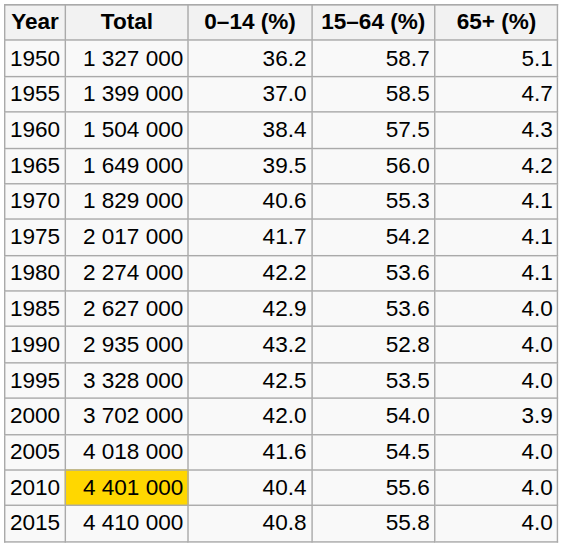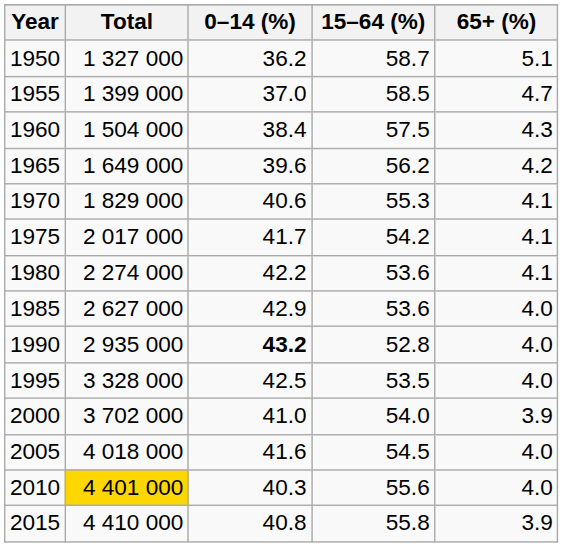(285, 165) 39.5 -> (285, 165) 39.6
(408, 165) 56.0 -> (408, 165) 56.2
(285, 344) normal -> (285, 344) bold
(285, 415) 42.0 -> (285, 415) 41.0
(285, 487) 40.4 -> (285, 487) 40.3
(537, 523) 4.0 -> (537, 523) 3.9
